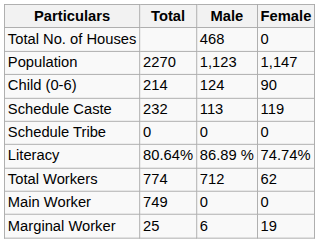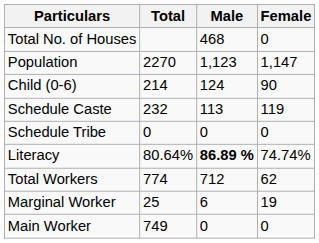(227, 156) normal -> (227, 156) bold
rows swapped: (49, 202) <-> (62, 226)
